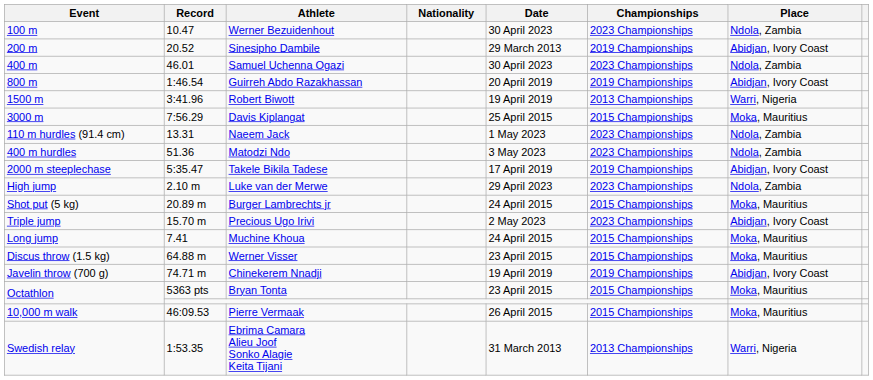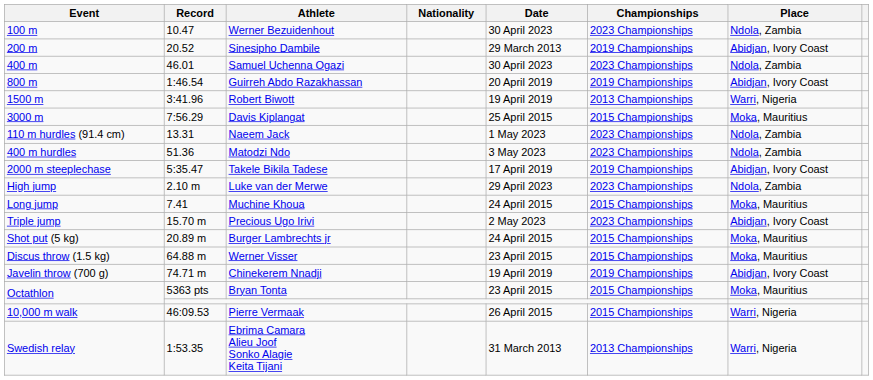rows swapped: (267, 238) <-> (280, 204)
(769, 313) Moka, Mauritius -> (763, 313) Warri, Nigeria
